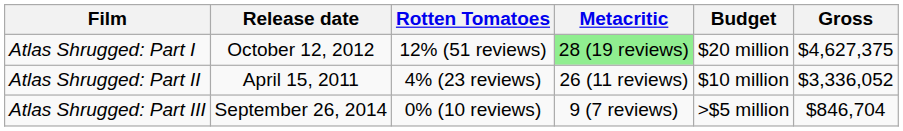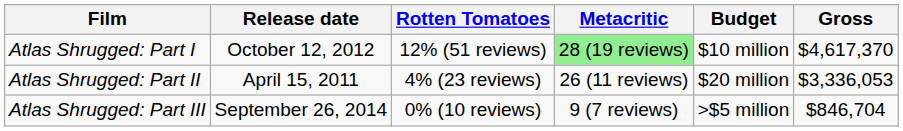(744, 49) $20 million -> (744, 49) $10 million
(846, 49) $4,627,375 -> (846, 49) $4,617,370
(744, 79) $10 million -> (744, 79) $20 million
(846, 79) $3,336,052 -> (846, 79) $3,336,053
